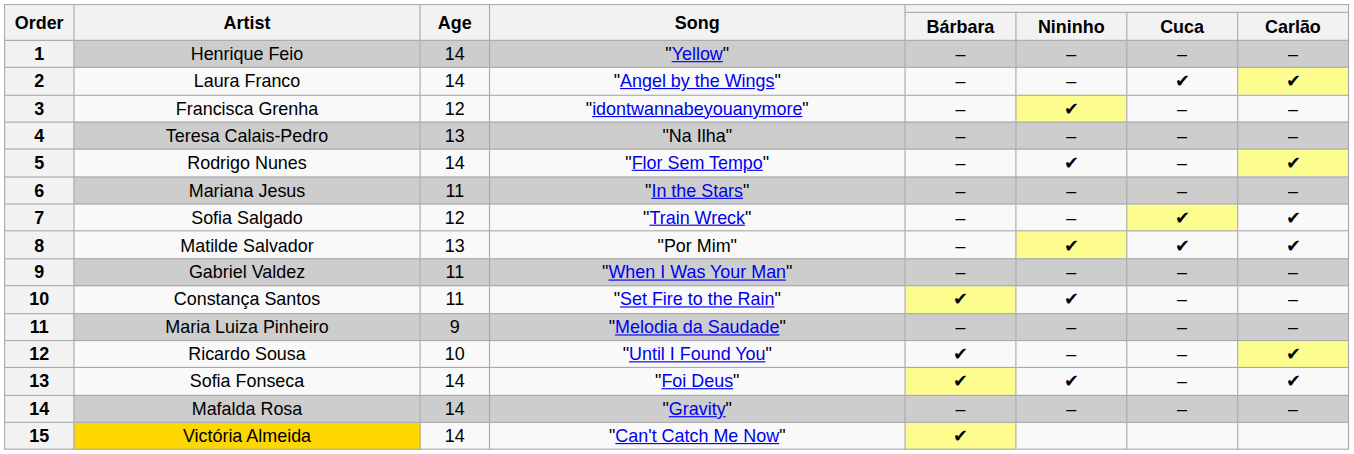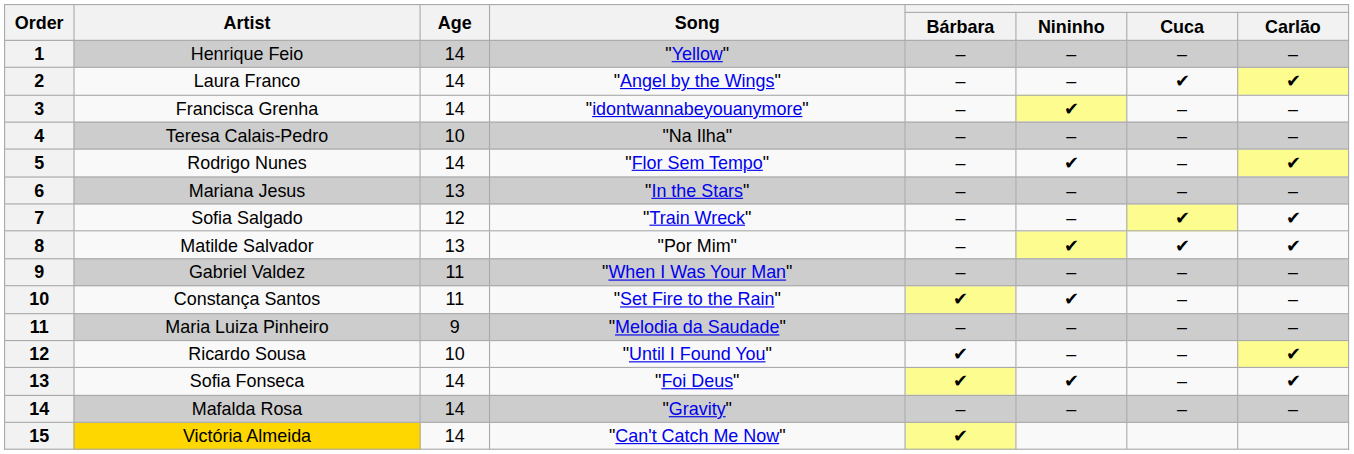(455, 108) 12 -> (455, 108) 14
(455, 136) 13 -> (455, 136) 10
(455, 190) 11 -> (455, 190) 13
